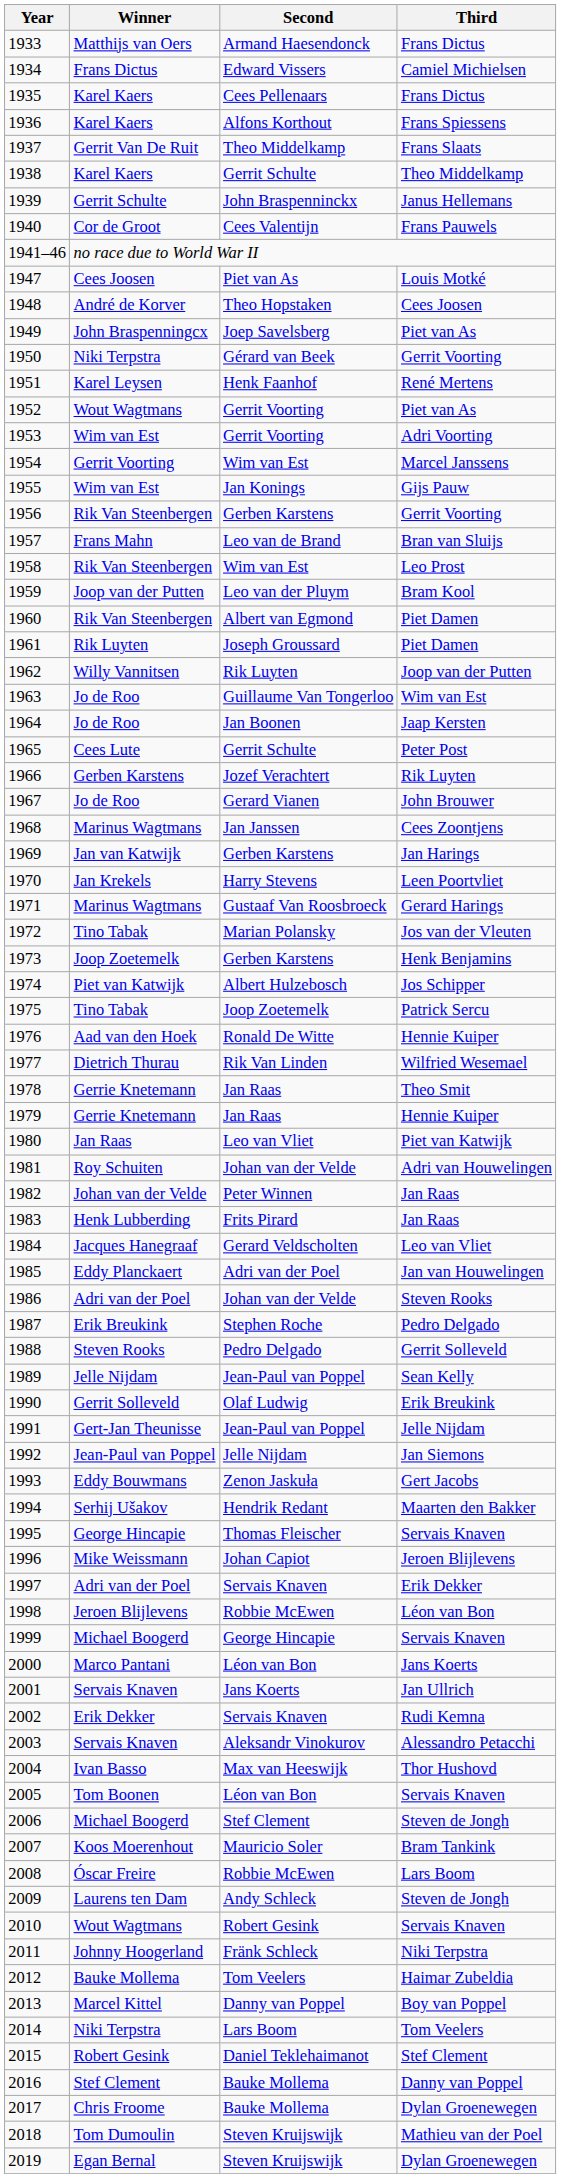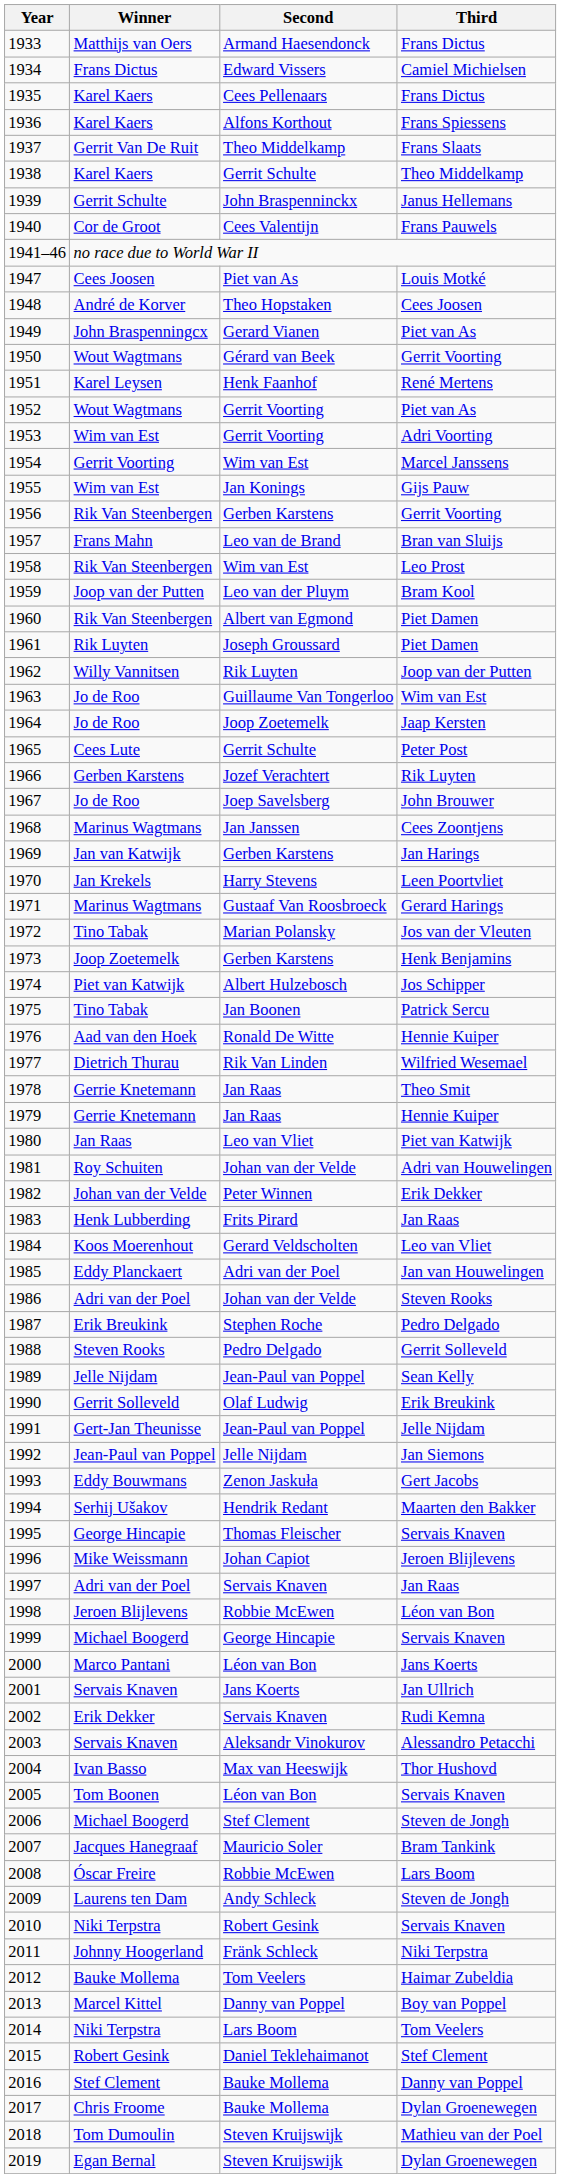(276, 331) Joep Savelsberg -> (271, 331) Gerard Vianen
(117, 357) Niki Terpstra -> (128, 357) Wout Wagtmans
(262, 723) Jan Boonen -> (276, 723) Joop Zoetemelk
(271, 801) Gerard Vianen -> (276, 801) Joep Savelsberg
(276, 1010) Joop Zoetemelk -> (262, 1010) Jan Boonen
(430, 1193) Jan Raas -> (442, 1193) Erik Dekker
(136, 1245) Jacques Hanegraaf -> (133, 1245) Koos Moerenhout
(442, 1585) Erik Dekker -> (430, 1585) Jan Raas
(133, 1847) Koos Moerenhout -> (136, 1847) Jacques Hanegraaf
(128, 1925) Wout Wagtmans -> (117, 1925) Niki Terpstra
